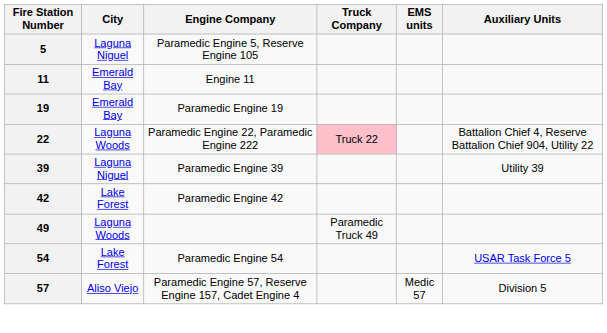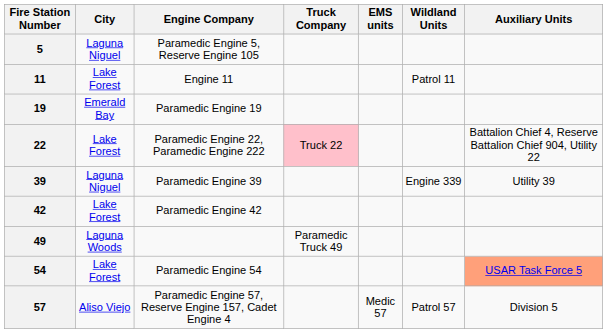+ column: (434, 19)
(113, 79) Emerald Bay -> (105, 79) Lake Forest
(113, 139) Laguna Woods -> (105, 145) Lake Forest
(523, 258) no background -> (534, 271) lightsalmon background
